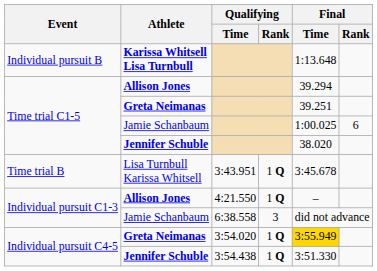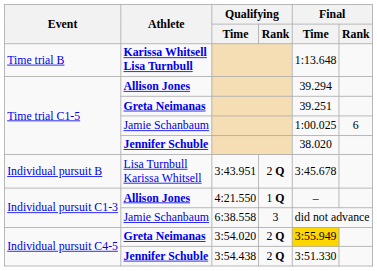(55, 60) Individual pursuit B -> (36, 60) Time trial B
(36, 171) Time trial B -> (55, 171) Individual pursuit B
(276, 171) 1 Q -> (276, 171) 2 Q
(276, 237) 1 Q -> (276, 237) 2 Q
(276, 256) 1 Q -> (276, 256) 2 Q
